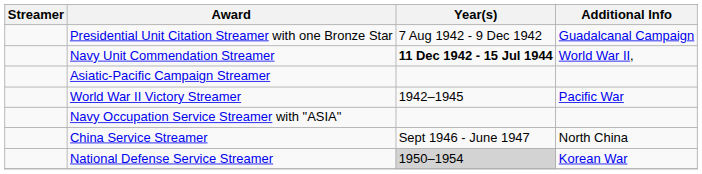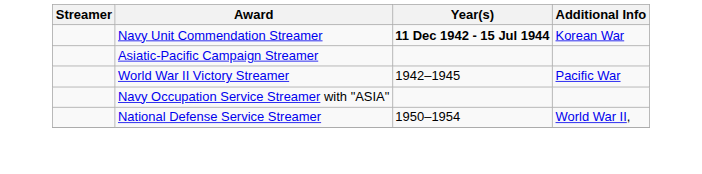- row: (231, 35)
(596, 55) World War II, -> (590, 35) Korean War
- row: (139, 138)
(431, 158) lightgrey background -> (428, 117) no background
(593, 158) Korean War -> (593, 117) World War II,
